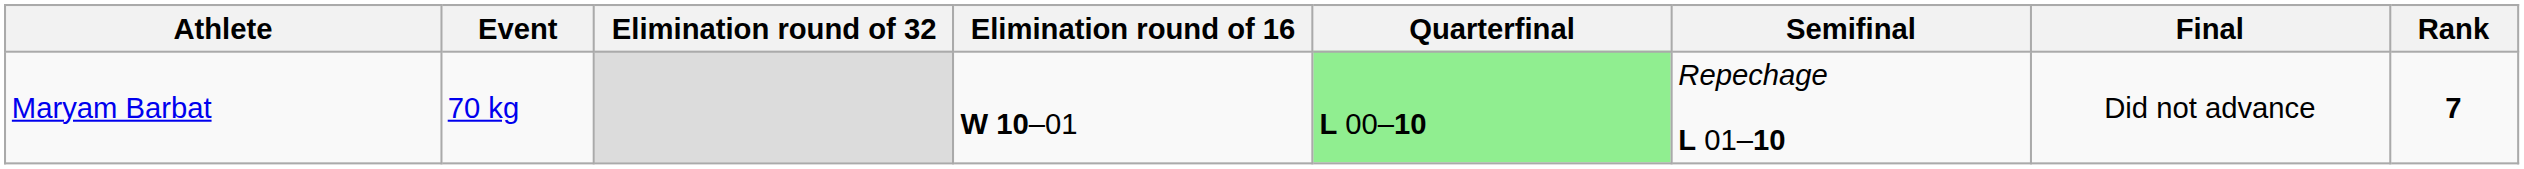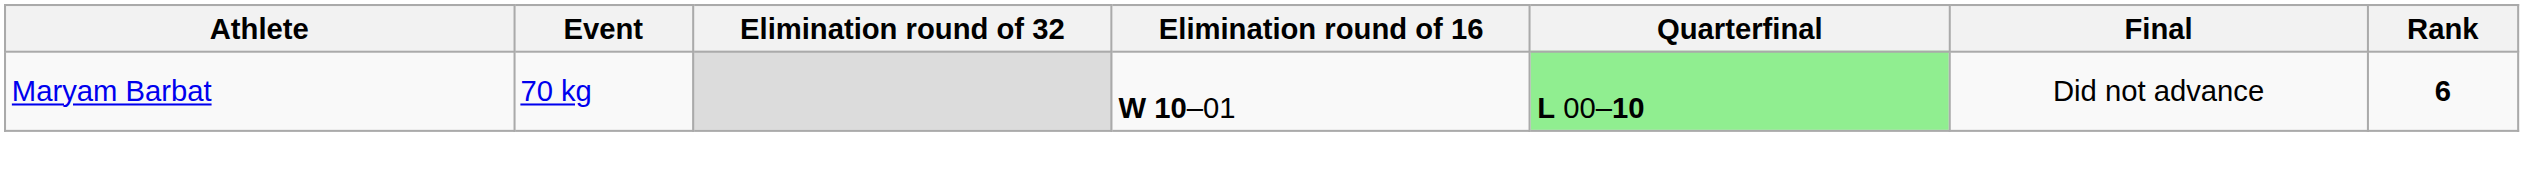- column: (1851, 28)
(2453, 107) 7 -> (2443, 91) 6
